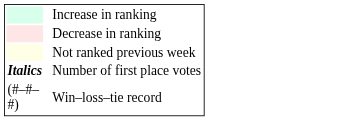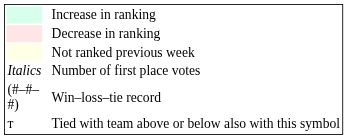(25, 71) bold -> (24, 71) normal
+ row: (196, 123)
